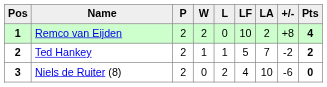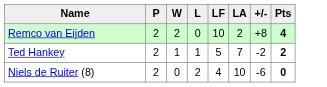- column: (18, 14)
